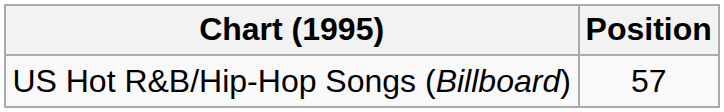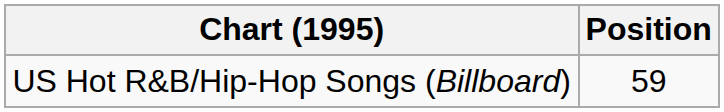(649, 80) 57 -> (649, 80) 59
